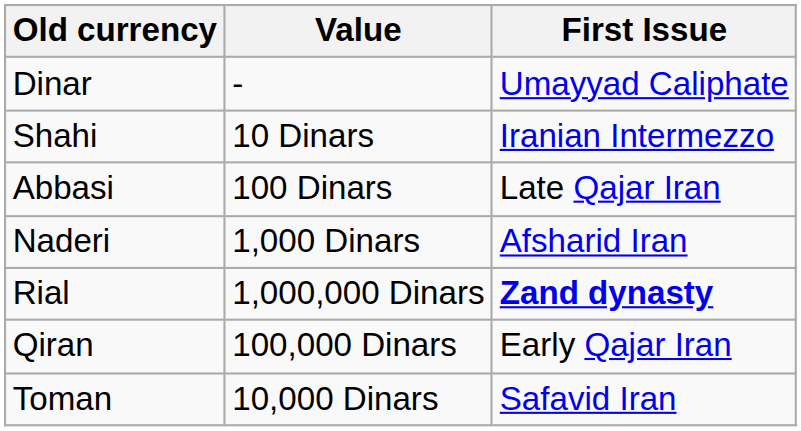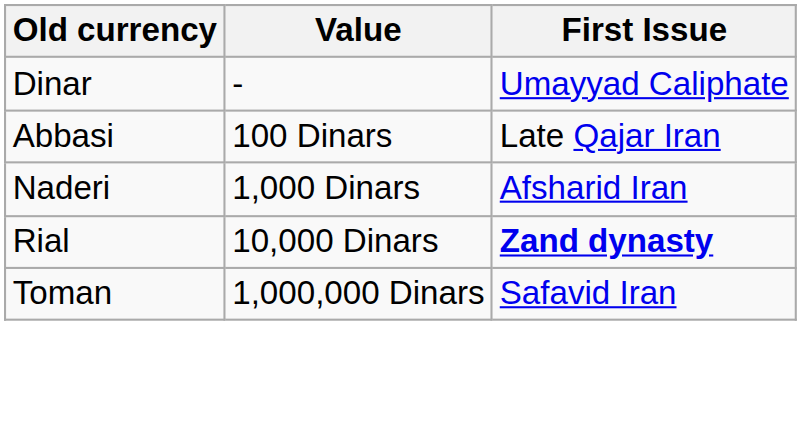- row: (55, 135)
(358, 293) 1,000,000 Dinars -> (335, 240) 10,000 Dinars
- row: (53, 345)
(335, 398) 10,000 Dinars -> (358, 293) 1,000,000 Dinars
